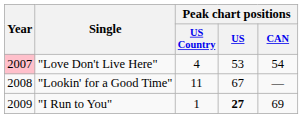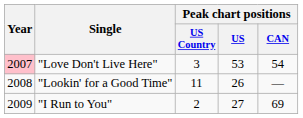(197, 64) 4 -> (197, 64) 3
(238, 83) 67 -> (238, 83) 26
(197, 103) 1 -> (197, 103) 2
(238, 103) bold -> (238, 103) normal
